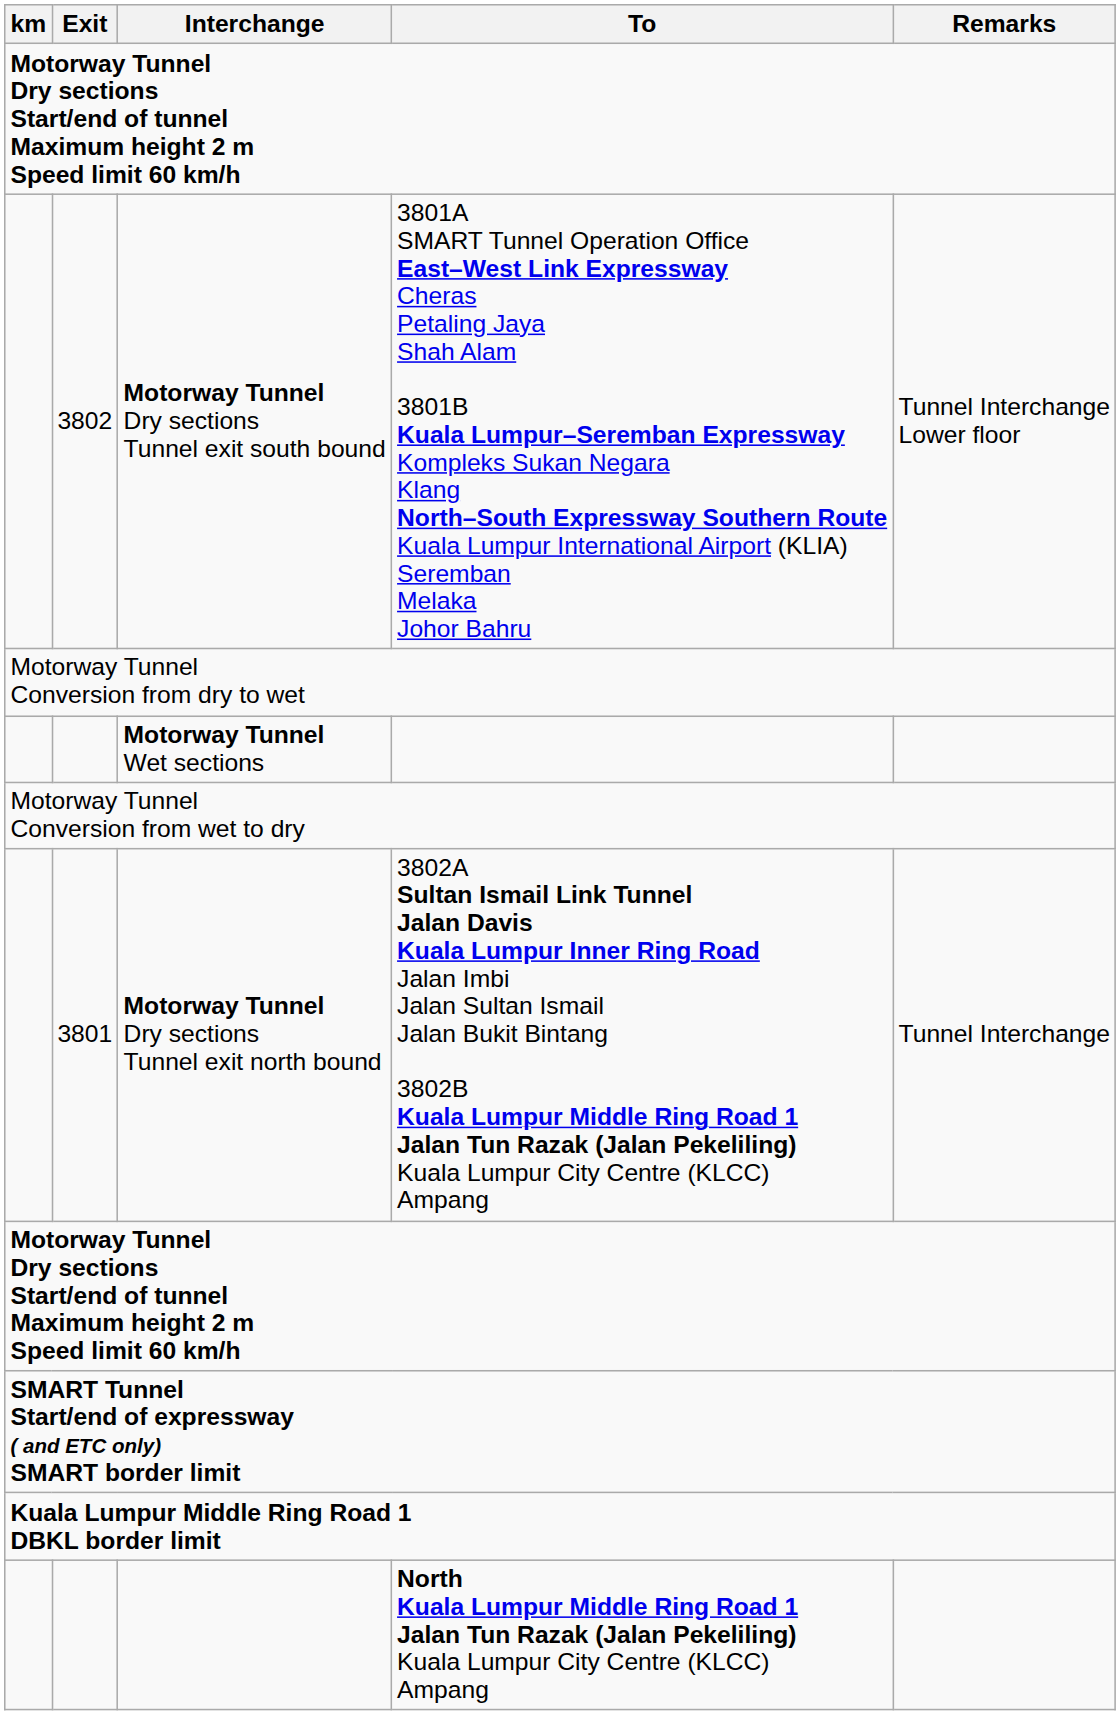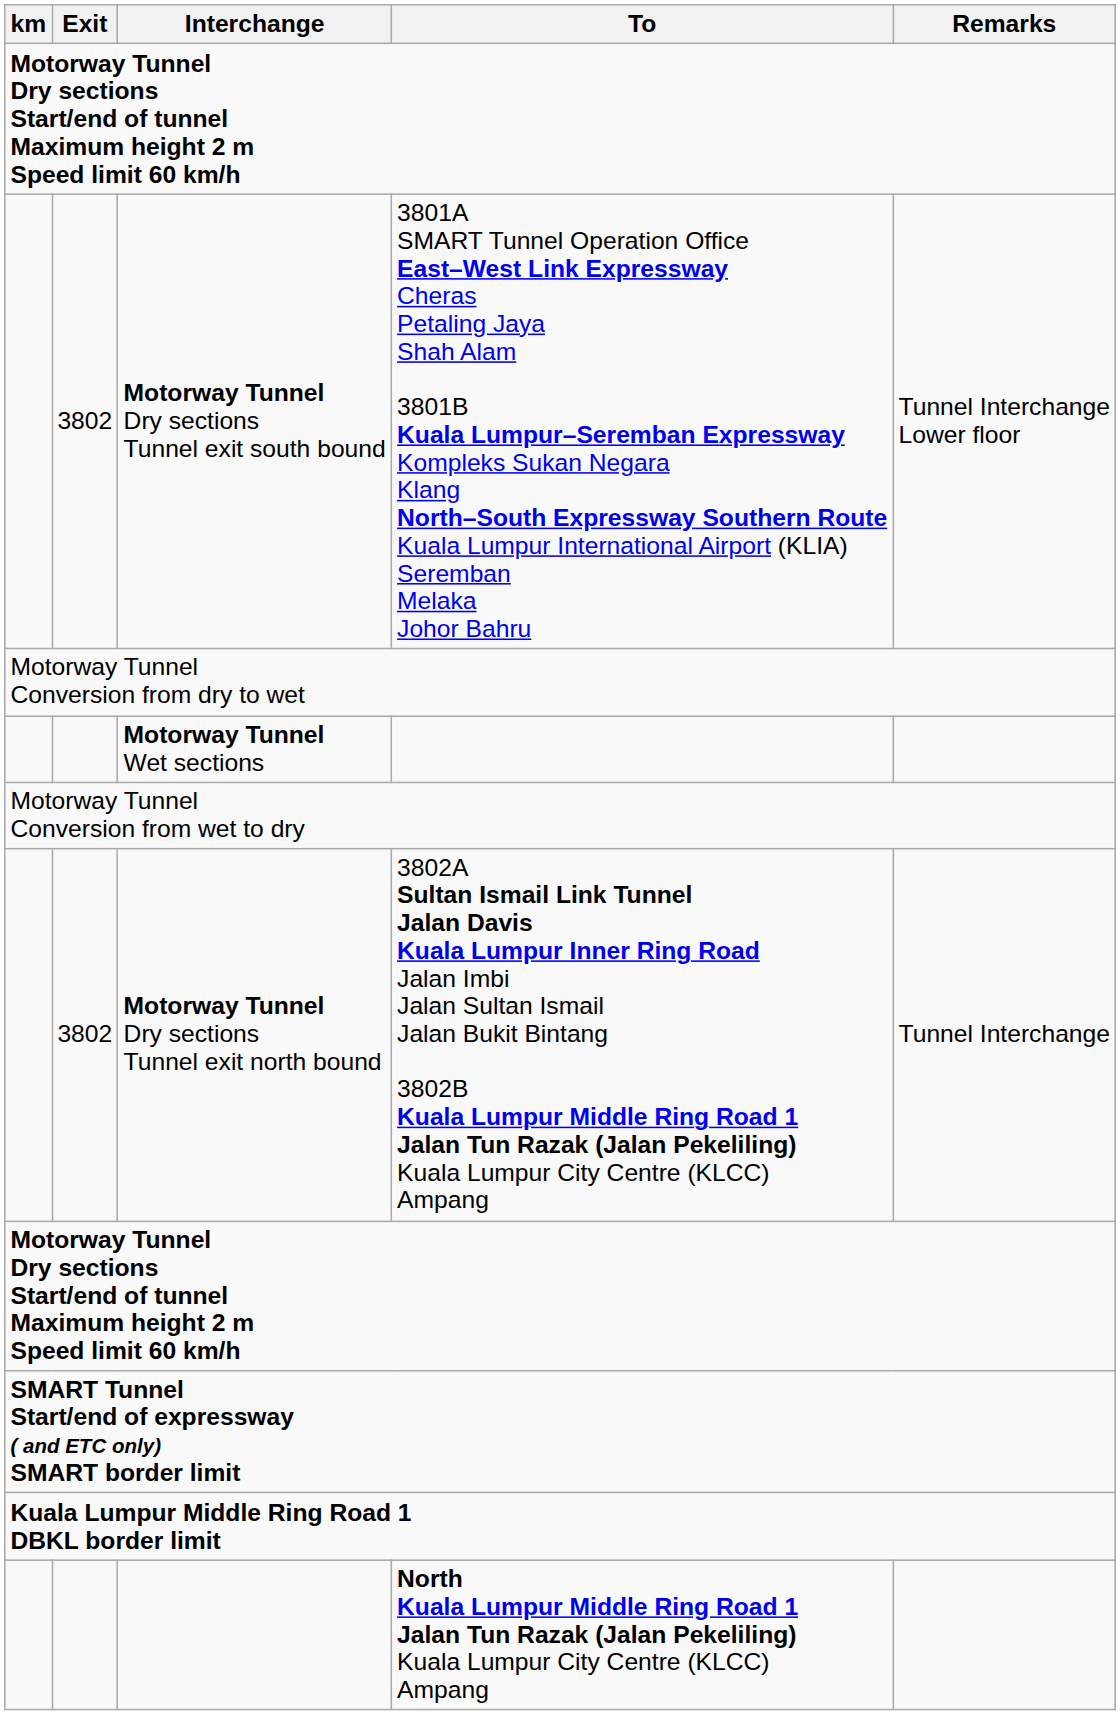(85, 1034) 3801 -> (85, 1034) 3802
